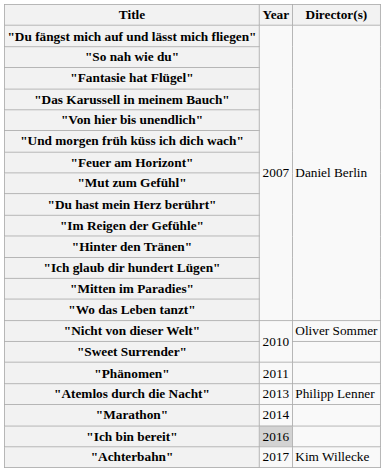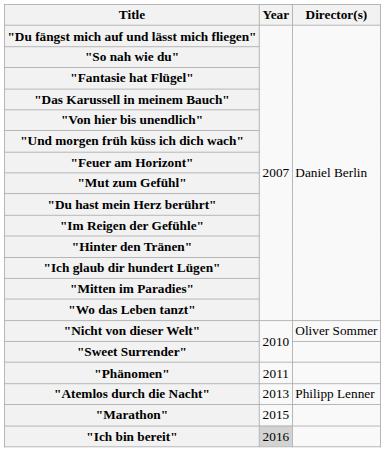(276, 415) 2014 -> (276, 415) 2015
- row: (132, 457)
